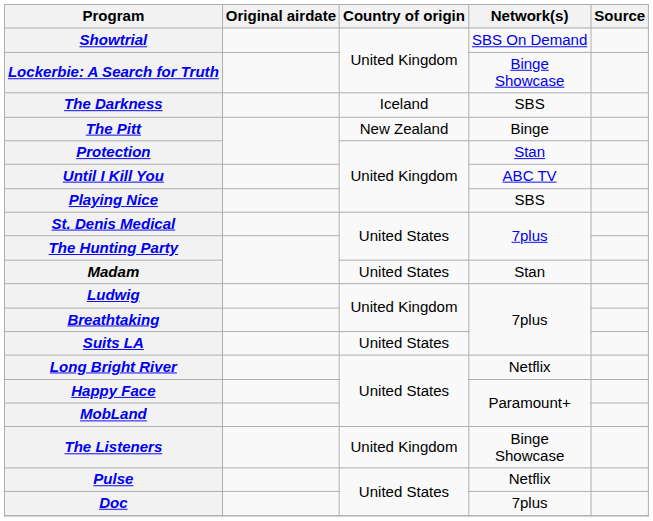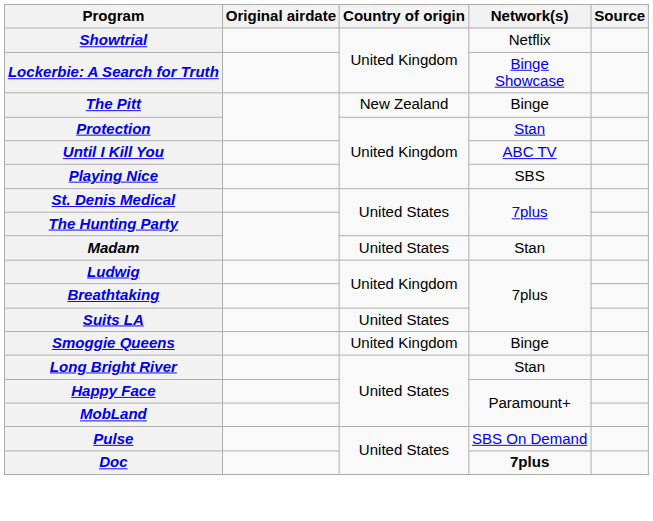(530, 40) SBS On Demand -> (530, 40) Netflix
- row: (113, 104)
+ row: (113, 343)
(530, 367) Netflix -> (530, 367) Stan
- row: (113, 447)
(530, 479) Netflix -> (530, 438) SBS On Demand
(530, 503) normal -> (530, 462) bold
